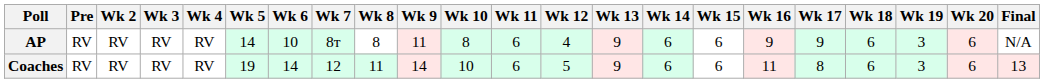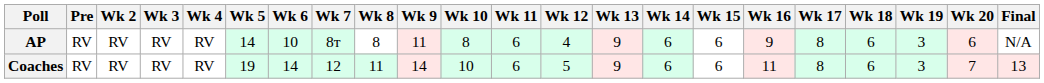(820, 41) 9 -> (820, 41) 8
(972, 66) 6 -> (972, 66) 7
